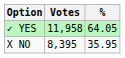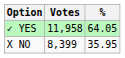(62, 45) 8,395 -> (62, 45) 8,399
